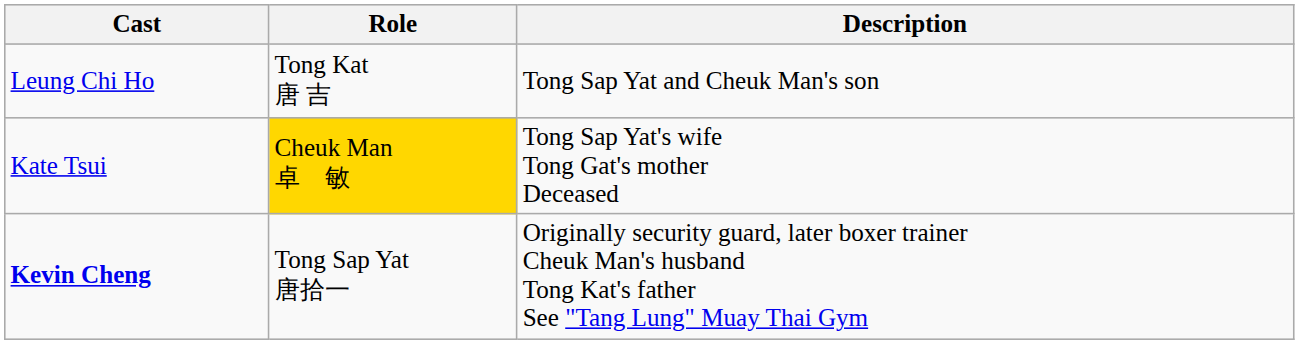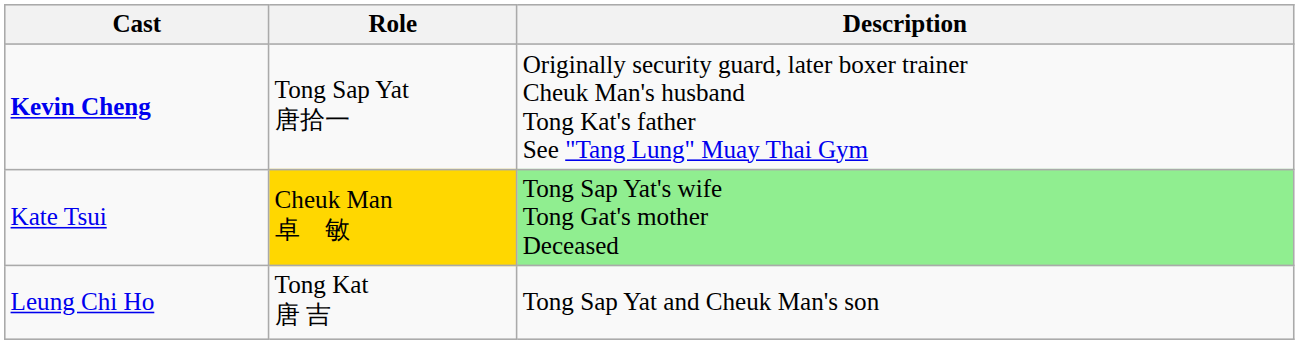rows swapped: (81, 275) <-> (82, 80)
(622, 165) no background -> (622, 217) lightgreen background
